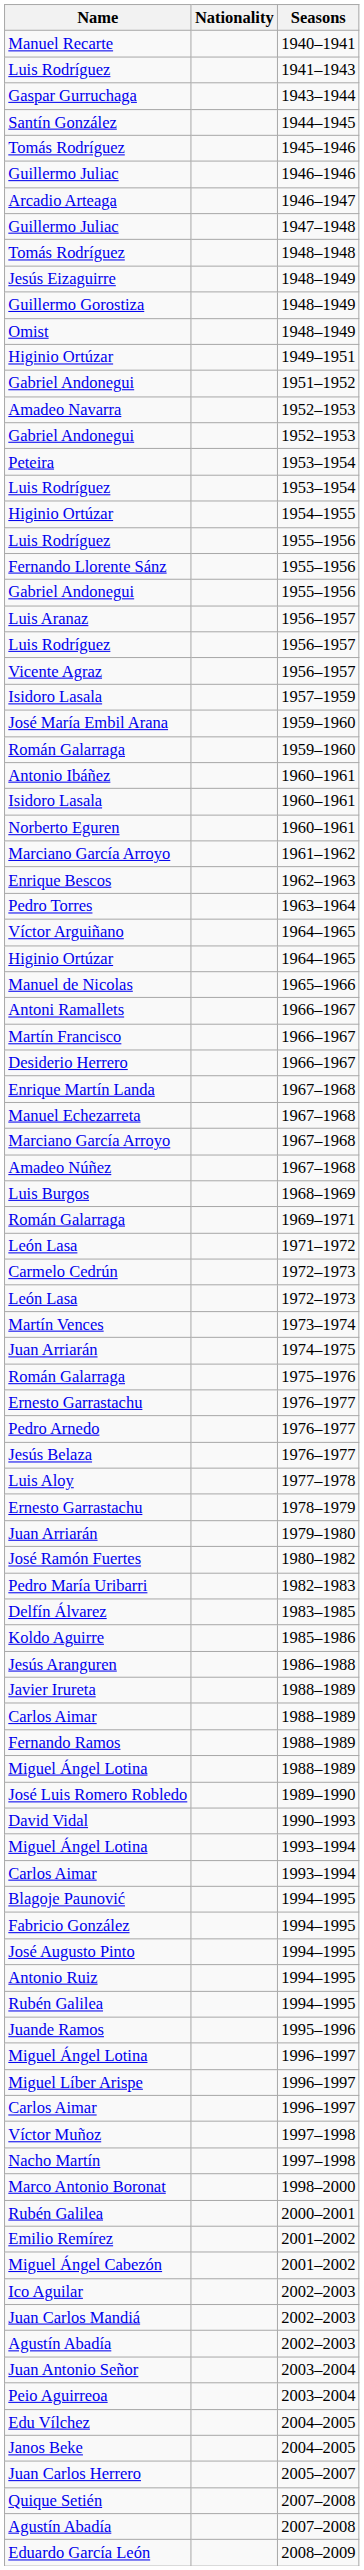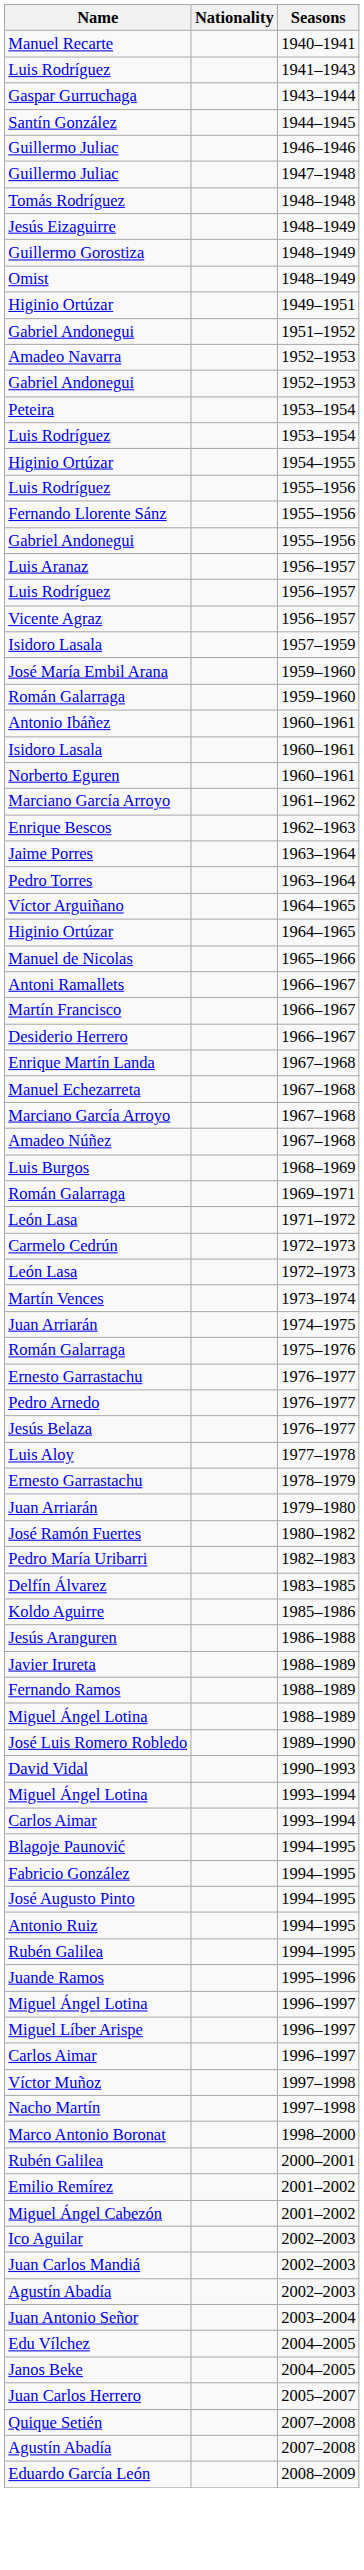- row: (67, 148)
- row: (63, 200)
+ row: (51, 853)
- row: (52, 1716)
- row: (58, 2395)
